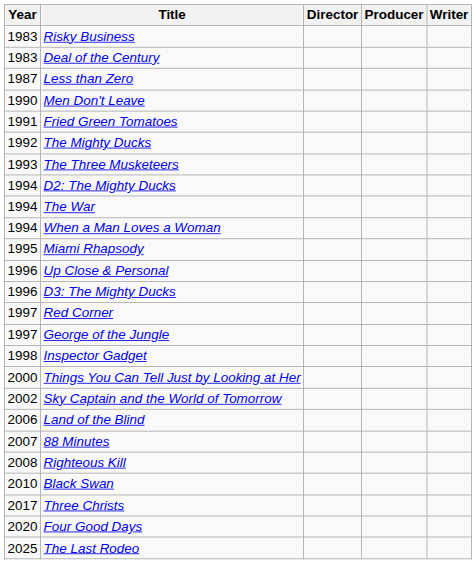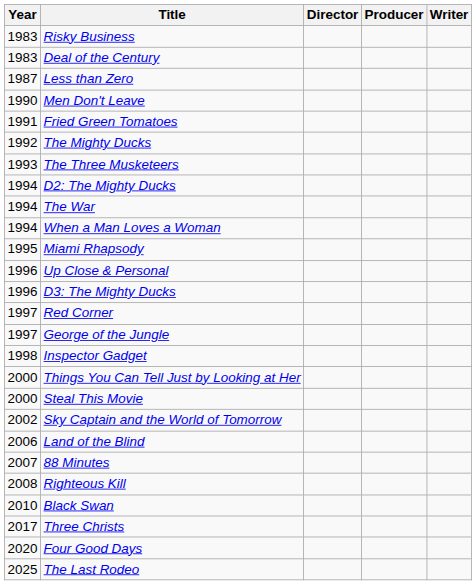+ row: (93, 398)
